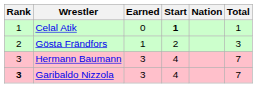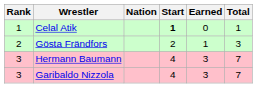columns swapped: (207, 12) <-> (143, 12)
(19, 75) bold -> (19, 75) normal
